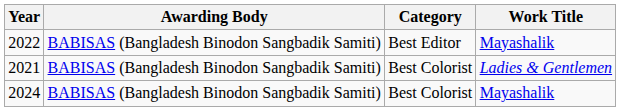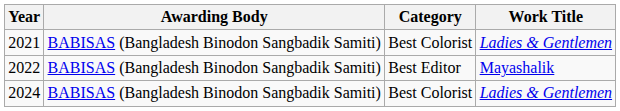rows swapped: (24, 67) <-> (24, 42)
(517, 93) Mayashalik -> (546, 93) Ladies & Gentlemen
